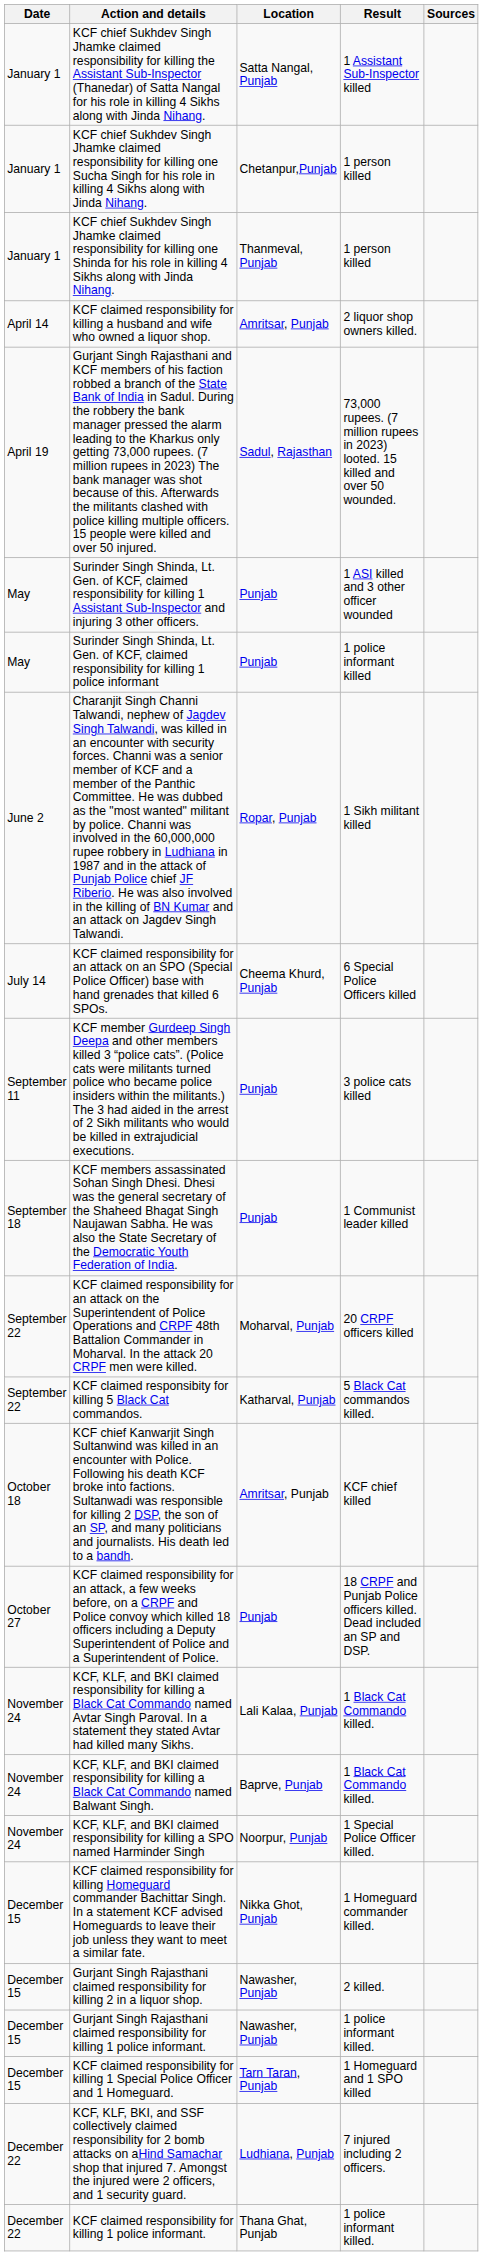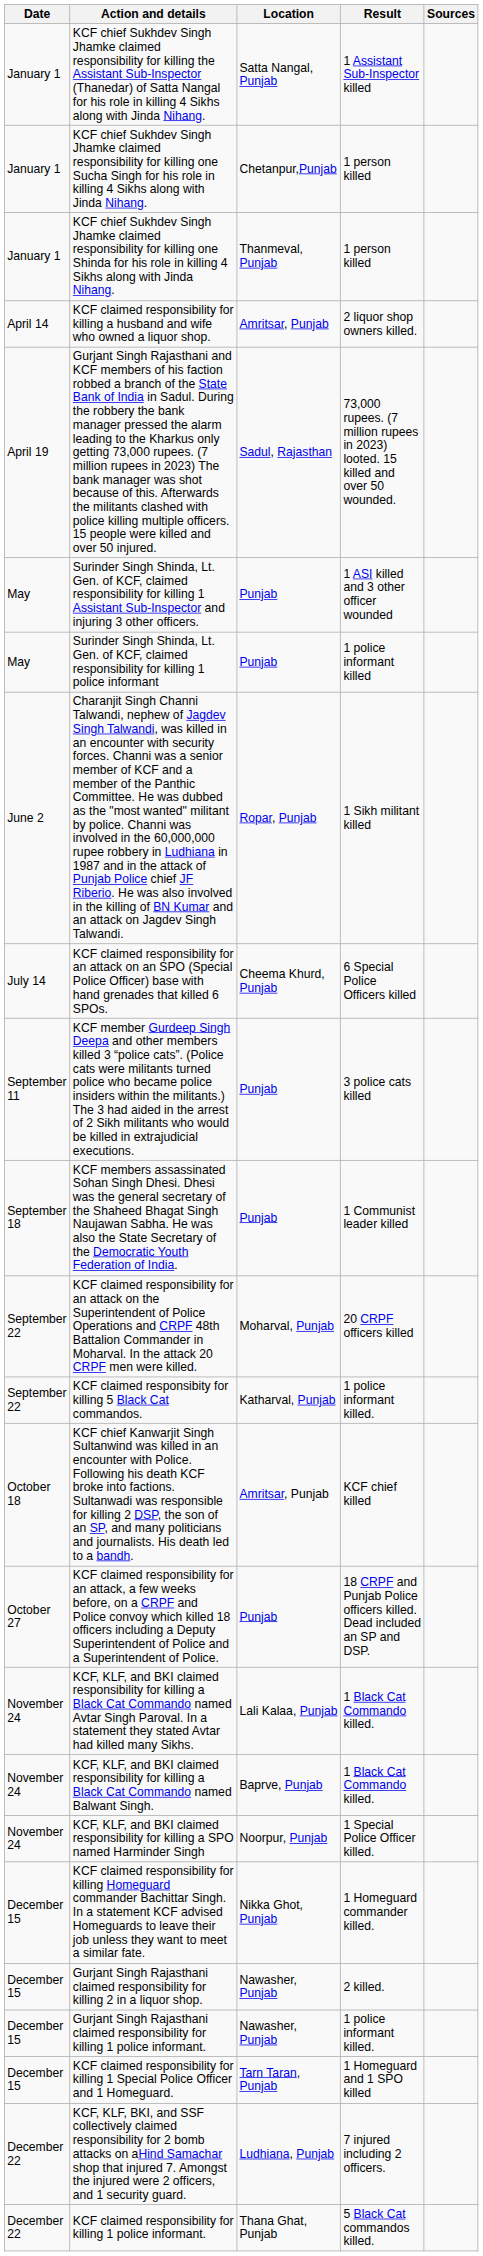(376, 1400) 5 Black Cat commandos killed. -> (369, 1400) 1 police informant killed.
(369, 2228) 1 police informant killed. -> (376, 2228) 5 Black Cat commandos killed.
